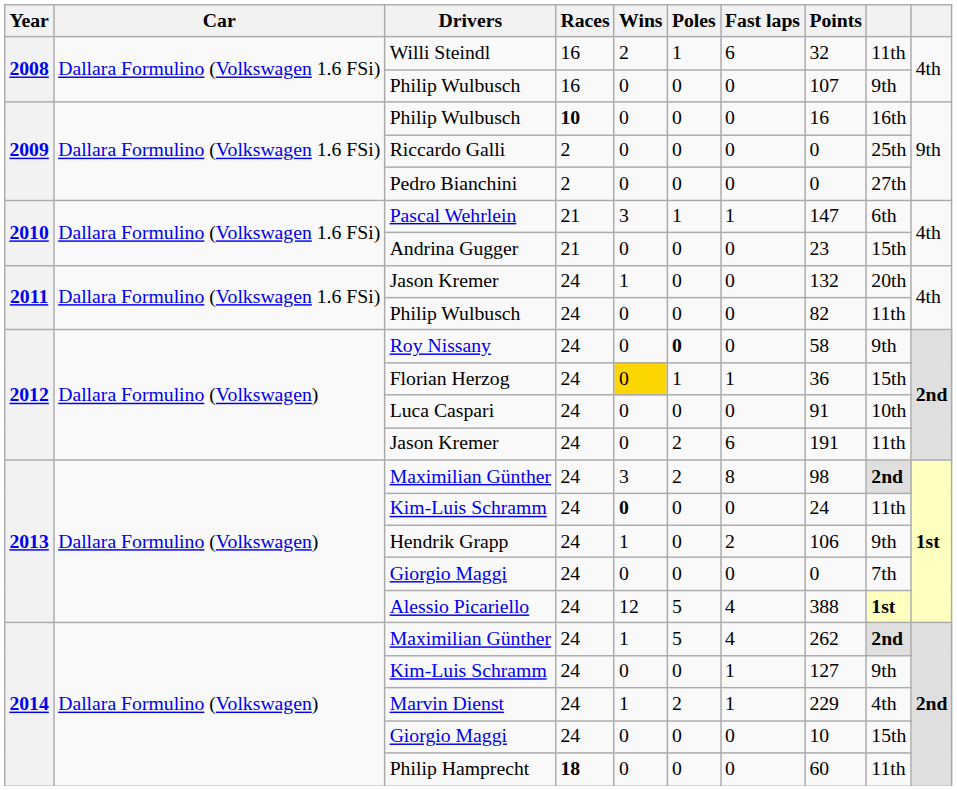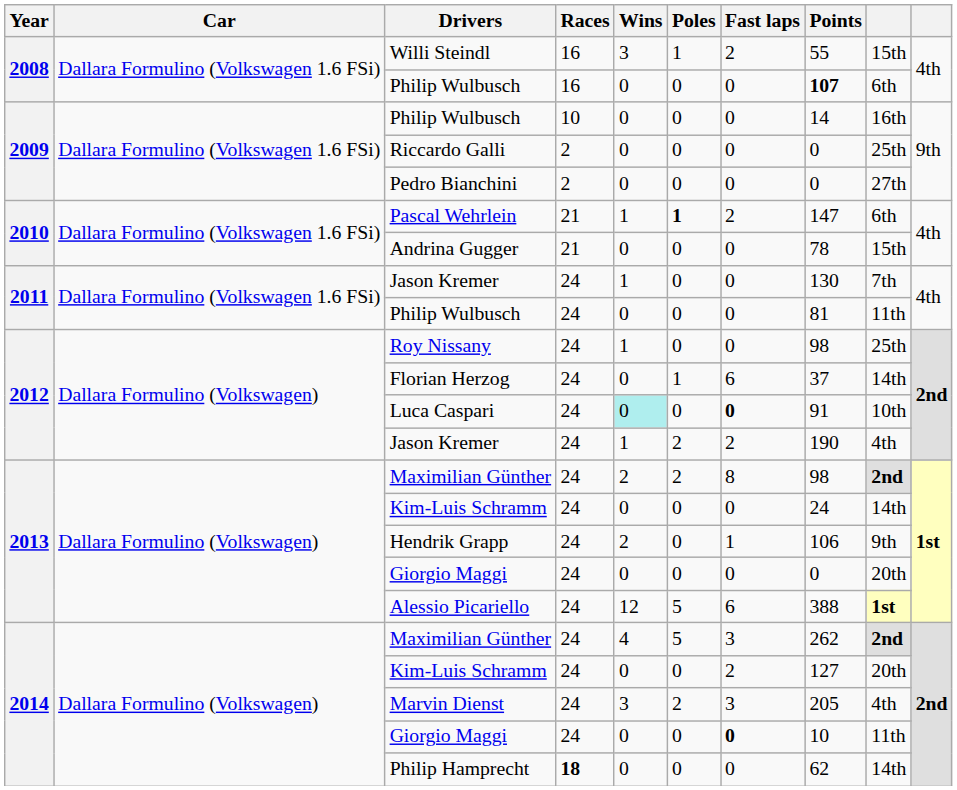(624, 52) 2 -> (624, 52) 3
(730, 52) 6 -> (730, 52) 2
(819, 52) 32 -> (819, 52) 55
(888, 52) 11th -> (889, 52) 15th
(824, 85) normal -> (824, 85) bold
(884, 85) 9th -> (884, 85) 6th
(570, 117) bold -> (570, 117) normal
(819, 117) 16 -> (819, 117) 14
(624, 215) 3 -> (624, 215) 1
(677, 215) normal -> (677, 215) bold
(730, 215) 1 -> (730, 215) 2
(819, 248) 23 -> (819, 248) 78
(824, 280) 132 -> (824, 280) 130
(889, 280) 20th -> (884, 280) 7th
(819, 313) 82 -> (819, 313) 81
(624, 345) 0 -> (624, 345) 1
(677, 345) bold -> (677, 345) normal
(819, 345) 58 -> (819, 345) 98
(884, 345) 9th -> (889, 345) 25th
(624, 378) gold background -> (624, 378) no background
(730, 378) 1 -> (730, 378) 6
(819, 378) 36 -> (819, 378) 37
(889, 378) 15th -> (889, 378) 14th
(624, 410) no background -> (624, 410) paleturquoise background
(730, 410) normal -> (730, 410) bold
(624, 443) 0 -> (624, 443) 1
(730, 443) 6 -> (730, 443) 2
(824, 443) 191 -> (824, 443) 190
(888, 443) 11th -> (884, 443) 4th
(624, 475) 3 -> (624, 475) 2
(624, 508) bold -> (624, 508) normal
(888, 508) 11th -> (889, 508) 14th
(624, 540) 1 -> (624, 540) 2
(730, 540) 2 -> (730, 540) 1
(884, 573) 7th -> (889, 573) 20th
(730, 605) 4 -> (730, 605) 6
(624, 638) 1 -> (624, 638) 4
(730, 638) 4 -> (730, 638) 3
(730, 671) 1 -> (730, 671) 2
(884, 671) 9th -> (889, 671) 20th
(624, 703) 1 -> (624, 703) 3
(730, 703) 1 -> (730, 703) 3
(824, 703) 229 -> (824, 703) 205
(730, 736) normal -> (730, 736) bold
(889, 736) 15th -> (888, 736) 11th
(819, 768) 60 -> (819, 768) 62
(888, 768) 11th -> (889, 768) 14th
